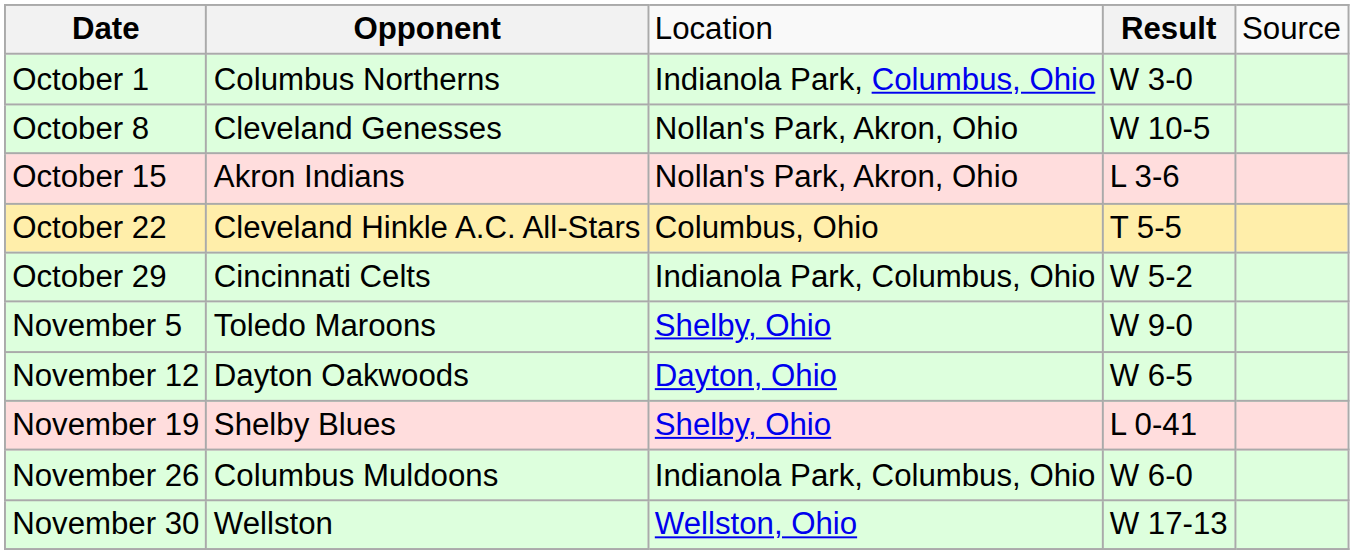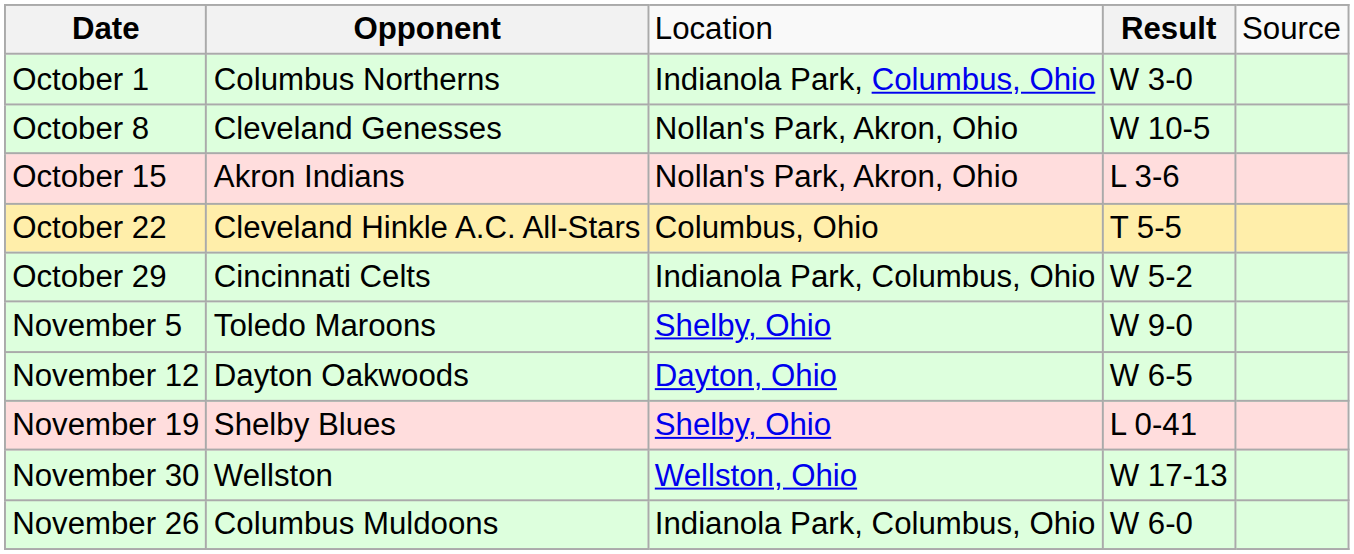rows swapped: (106, 474) <-> (106, 524)
